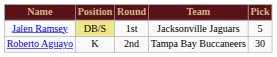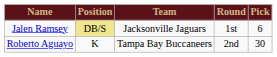columns swapped: (198, 12) <-> (132, 12)
(260, 28) 5 -> (260, 28) 6
